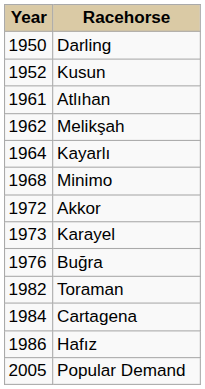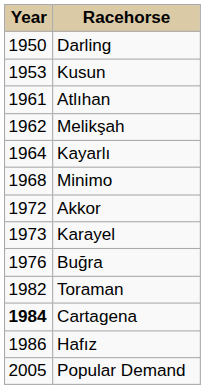(28, 72) 1952 -> (28, 72) 1953
(28, 316) normal -> (28, 316) bold
